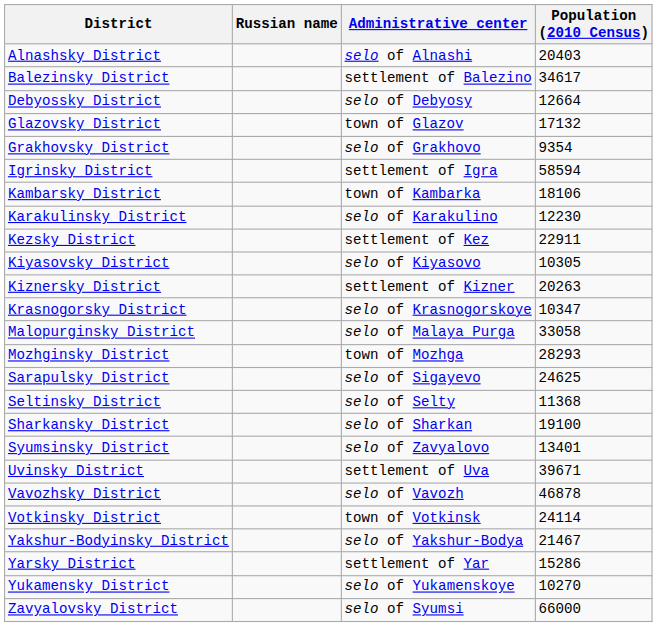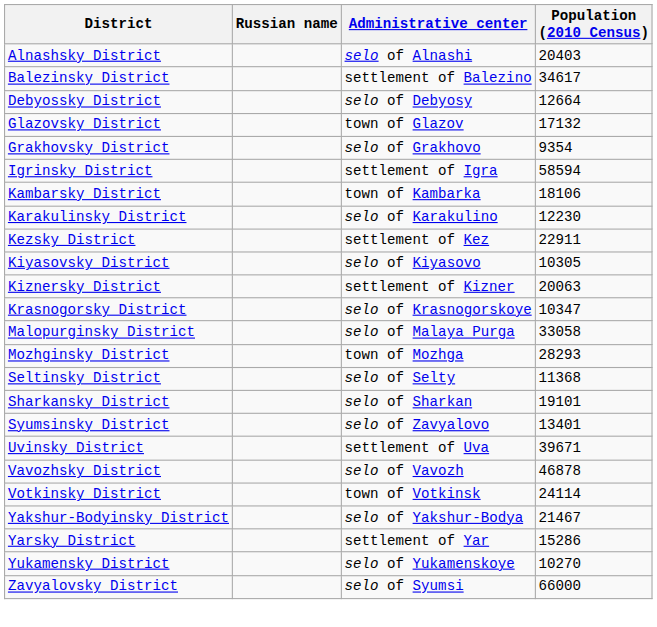(560, 286) 20263 -> (560, 286) 20063
- row: (89, 379)
(560, 425) 19100 -> (560, 402) 19101
